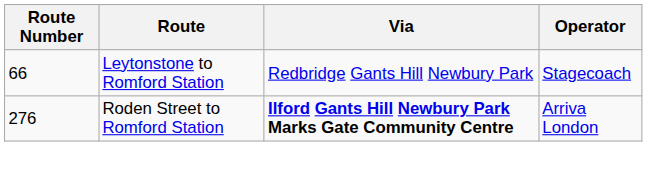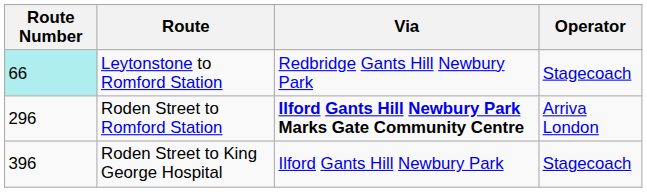(18, 72) no background -> (18, 72) paleturquoise background
(22, 118) 276 -> (22, 118) 296
+ row: (179, 163)
